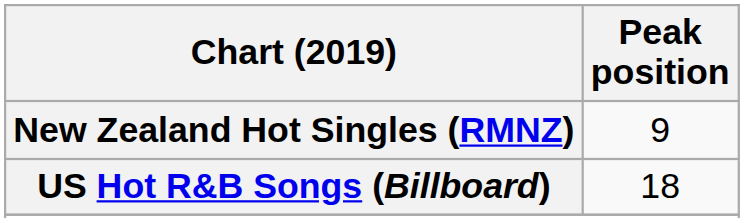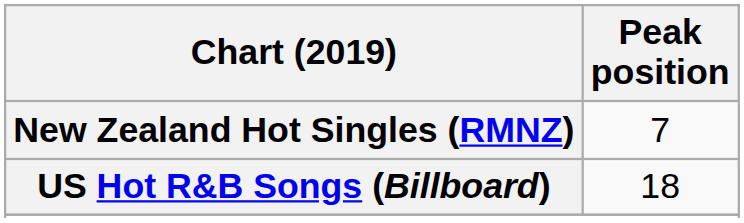(660, 129) 9 -> (660, 129) 7
